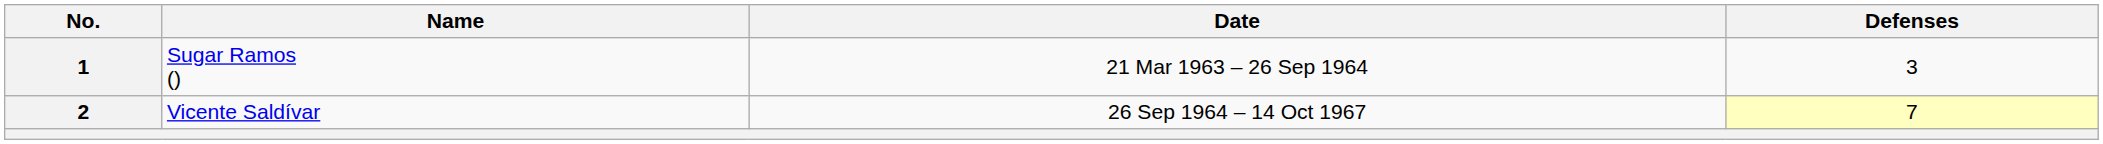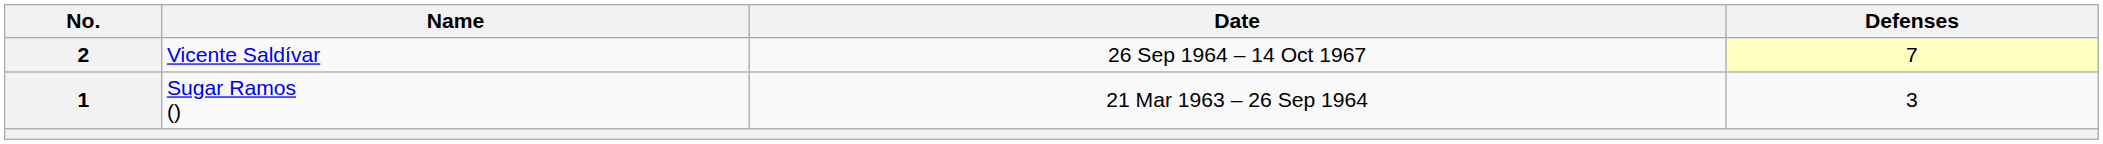rows swapped: (83, 66) <-> (83, 111)
